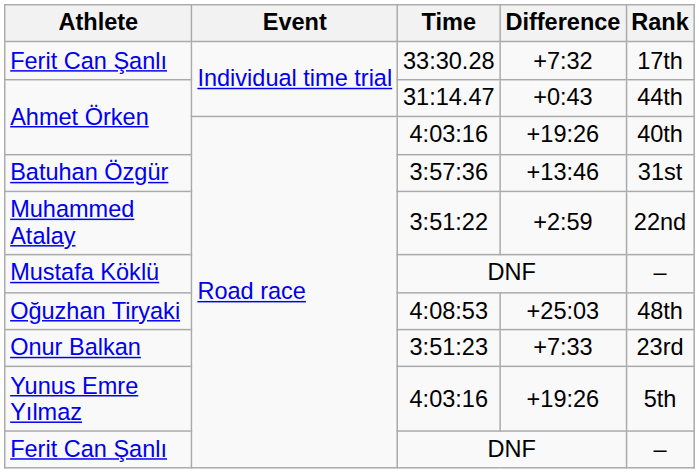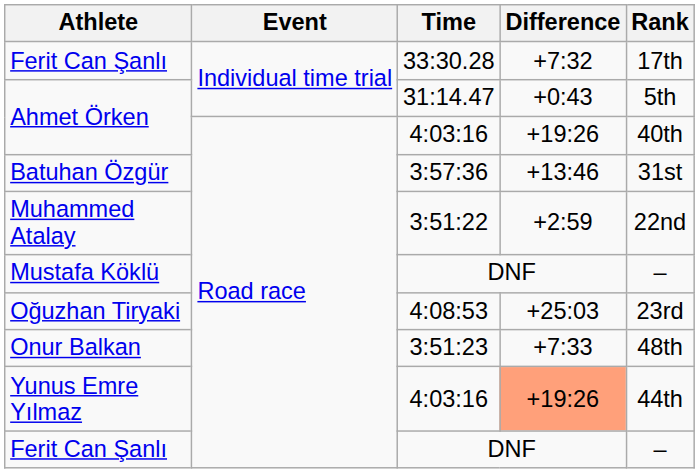(660, 97) 44th -> (660, 97) 5th
(660, 310) 48th -> (660, 310) 23rd
(660, 348) 23rd -> (660, 348) 48th
(563, 398) no background -> (563, 398) lightsalmon background
(660, 398) 5th -> (660, 398) 44th
